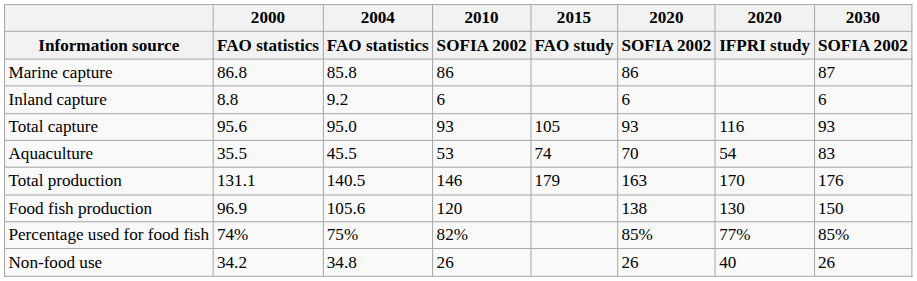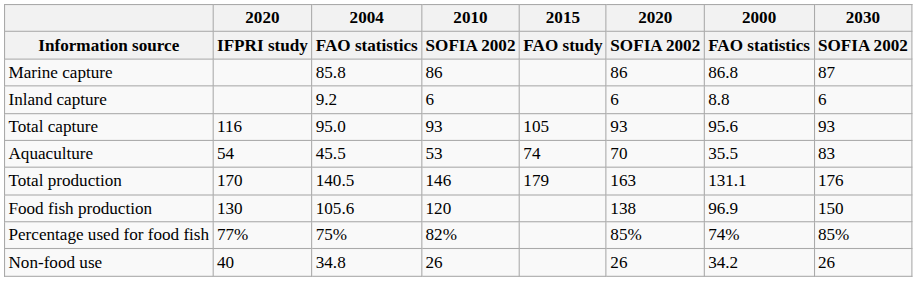columns swapped: (268, 45) <-> (765, 45)
